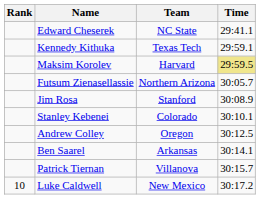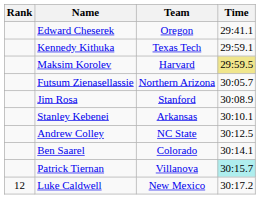(177, 30) NC State -> (177, 30) Oregon
(177, 116) Colorado -> (177, 116) Arkansas
(177, 133) Oregon -> (177, 133) NC State
(177, 151) Arkansas -> (177, 151) Colorado
(237, 168) no background -> (237, 168) paleturquoise background
(20, 185) 10 -> (20, 185) 12
